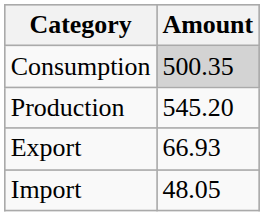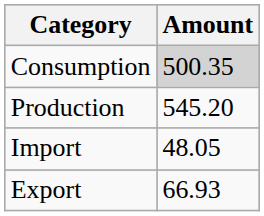rows swapped: (46, 189) <-> (46, 148)
